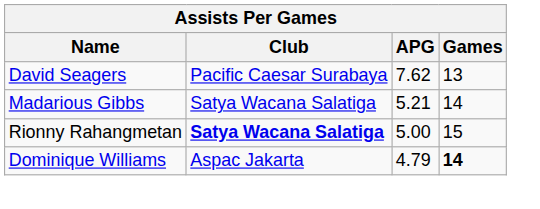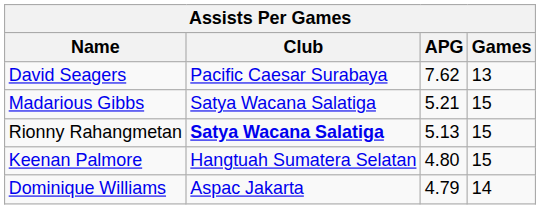(453, 103) 14 -> (482, 103) 15
(413, 132) 5.00 -> (442, 132) 5.13
+ row: (75, 160)
(453, 160) bold -> (482, 189) normal
